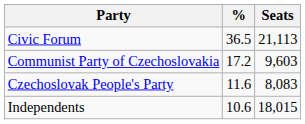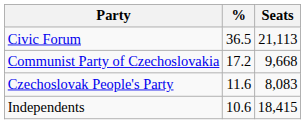(281, 61) 9,603 -> (281, 61) 9,668
(278, 107) 18,015 -> (278, 107) 18,415
